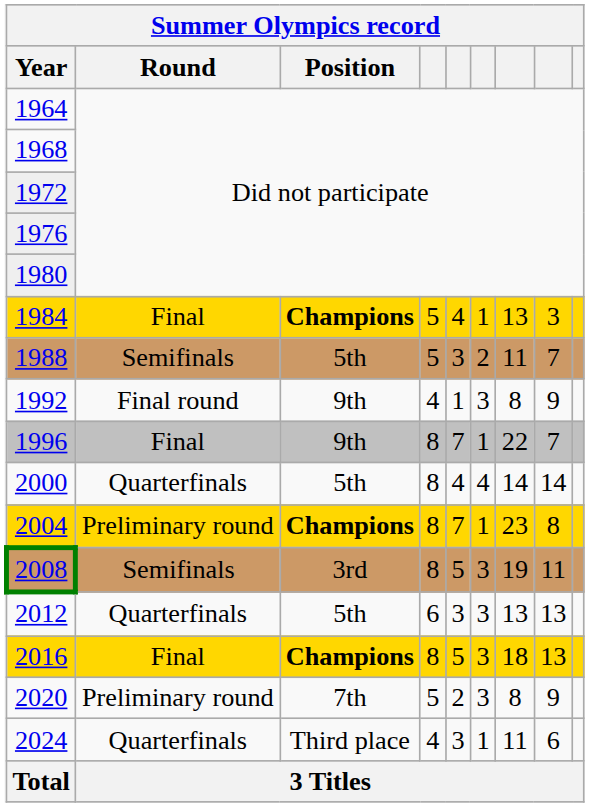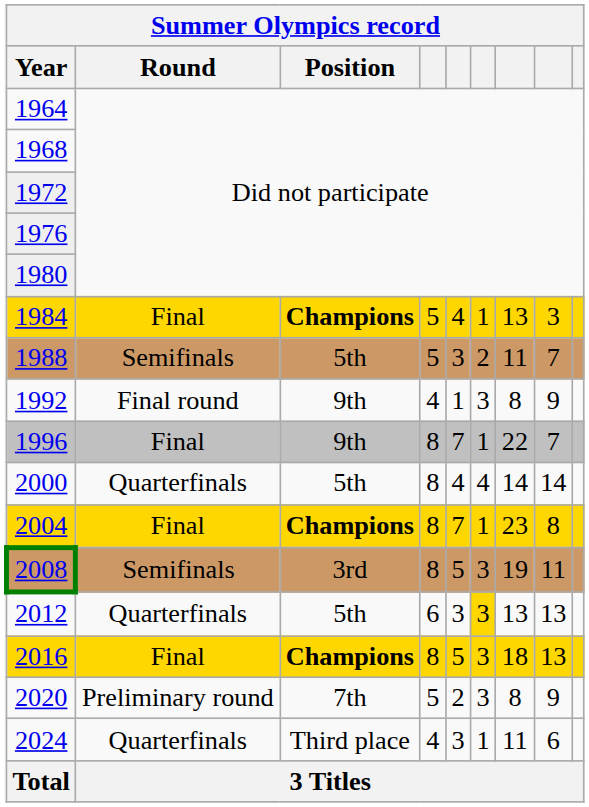(178, 525) Preliminary round -> (178, 525) Final
(483, 613) no background -> (483, 613) gold background
